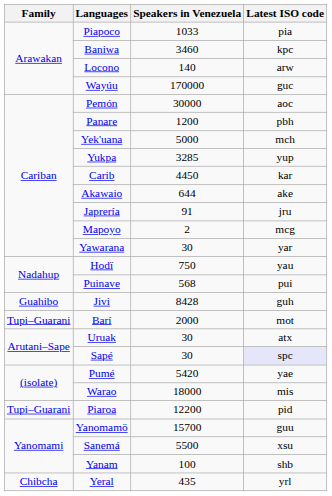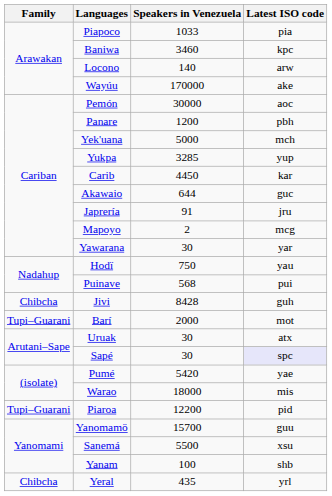(285, 85) guc -> (285, 85) ake
(285, 193) ake -> (285, 193) guc
(39, 301) Guahibo -> (39, 301) Chibcha
